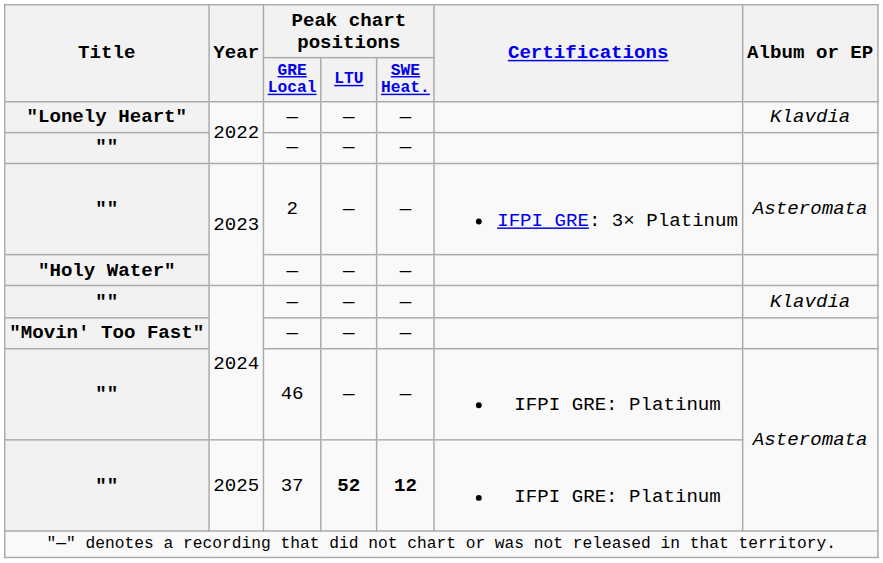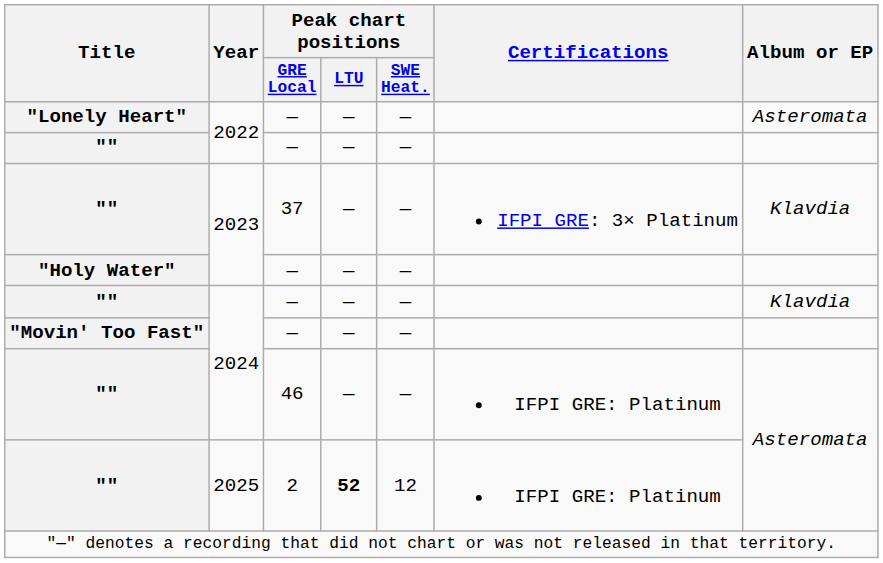(810, 117) Klavdia -> (810, 117) Asteromata
(292, 209) 2 -> (292, 209) 37
(810, 209) Asteromata -> (810, 209) Klavdia
(292, 485) 37 -> (292, 485) 2
(405, 485) bold -> (405, 485) normal
